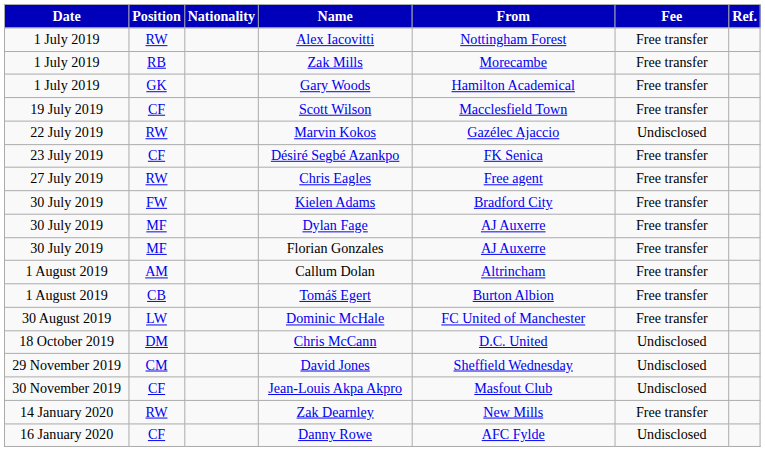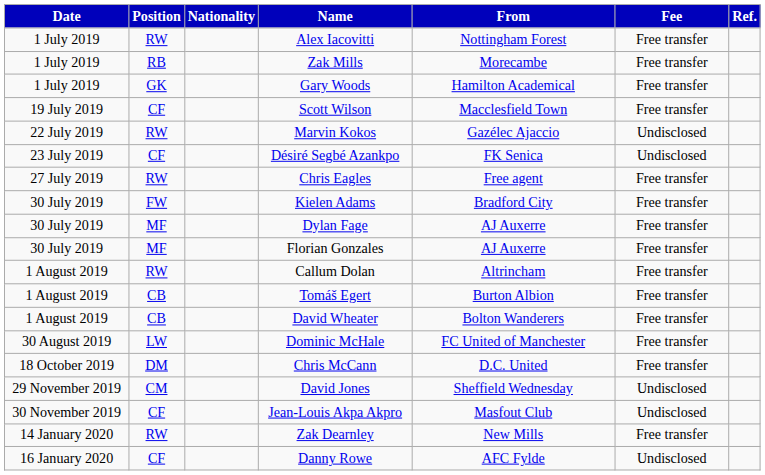(672, 156) Free transfer -> (672, 156) Undisclosed
(157, 272) AM -> (157, 272) RW
+ row: (335, 319)
(672, 342) Undisclosed -> (672, 365) Free transfer
